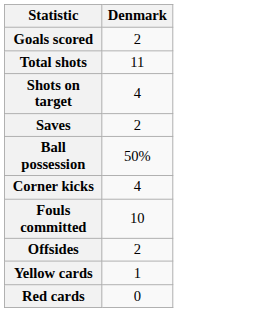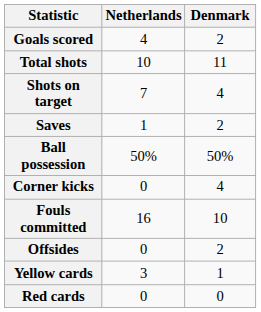+ column: (144, 16)
